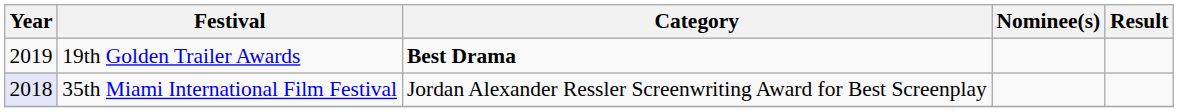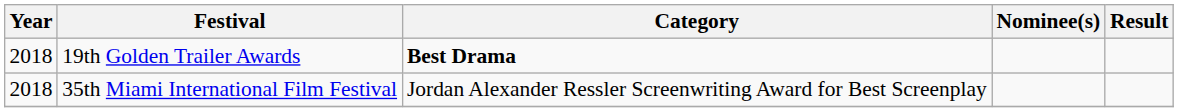(31, 55) 2019 -> (31, 55) 2018
(31, 89) lavender background -> (31, 89) no background
